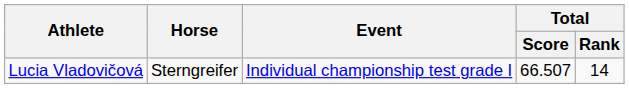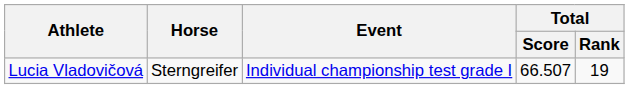(599, 71) 14 -> (599, 71) 19
